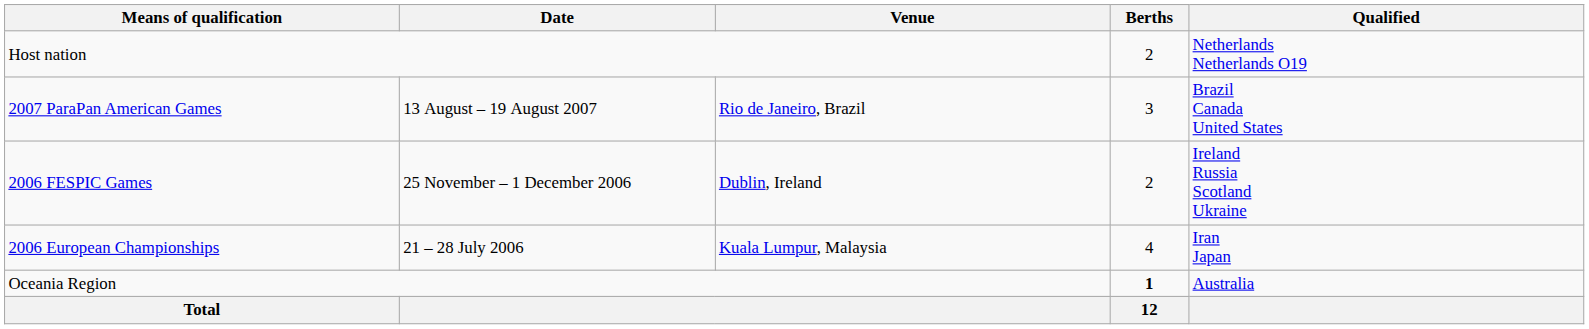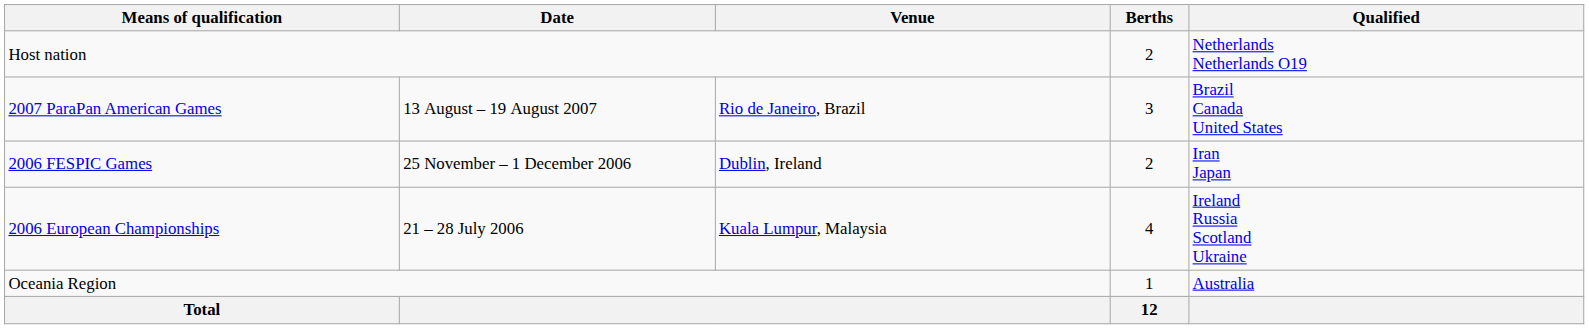(1222, 182) Ireland Russia Scotland Ukraine -> (1212, 163) Iran Japan
(1212, 247) Iran Japan -> (1222, 228) Ireland Russia Scotland Ukraine
(1149, 283) bold -> (1149, 283) normal
